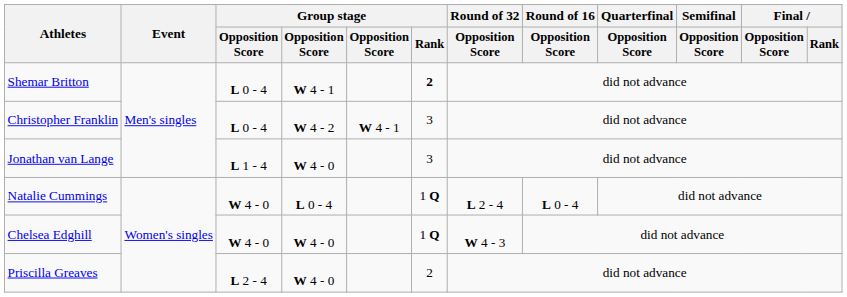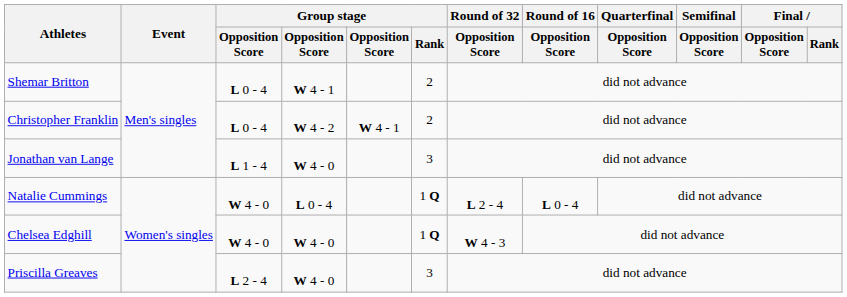(430, 81) bold -> (430, 81) normal
(430, 120) 3 -> (430, 120) 2
(430, 272) 2 -> (430, 272) 3
